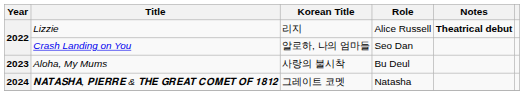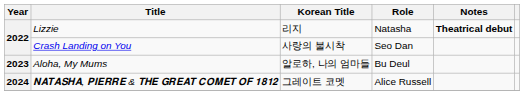(403, 29) Alice Russell -> (393, 29) Natasha
(326, 46) 알로하, 나의 엄마들 -> (313, 46) 사랑의 불시착
(313, 63) 사랑의 불시착 -> (326, 63) 알로하, 나의 엄마들
(393, 81) Natasha -> (403, 81) Alice Russell
